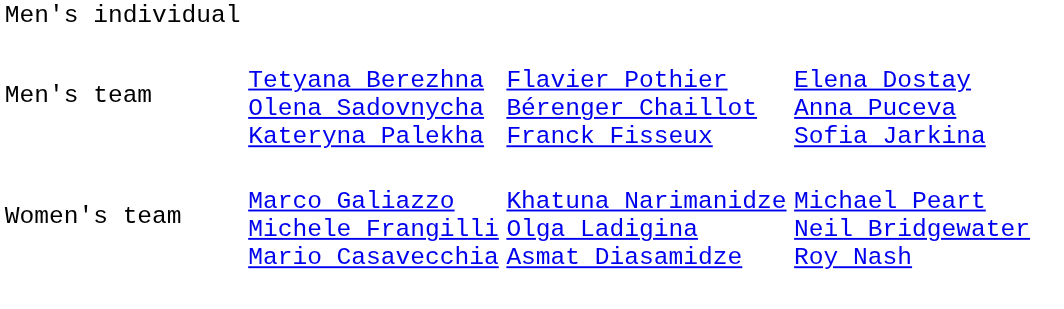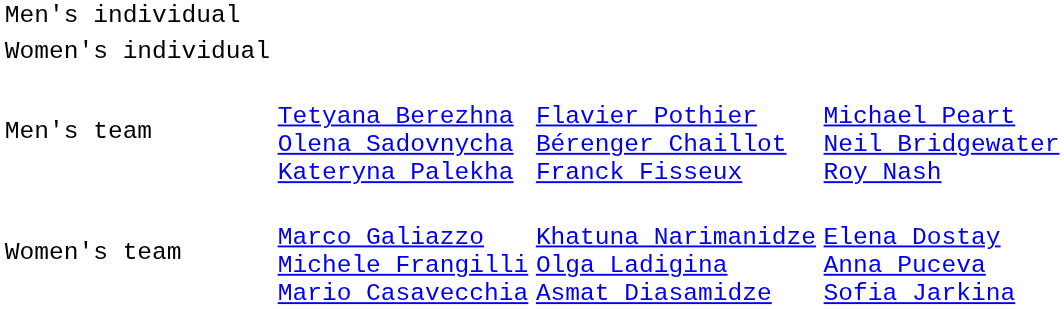+ row: (137, 52)
(890, 108) Elena Dostay Anna Puceva Sofia Jarkina -> (942, 144) Michael Peart Neil Bridgewater Roy Nash
(912, 229) Michael Peart Neil Bridgewater Roy Nash -> (919, 265) Elena Dostay Anna Puceva Sofia Jarkina
